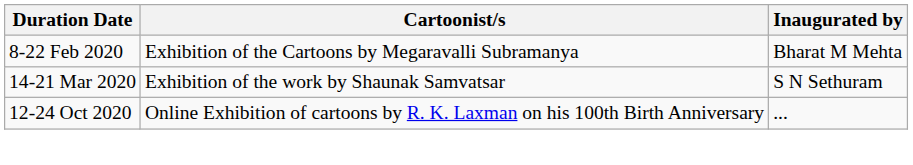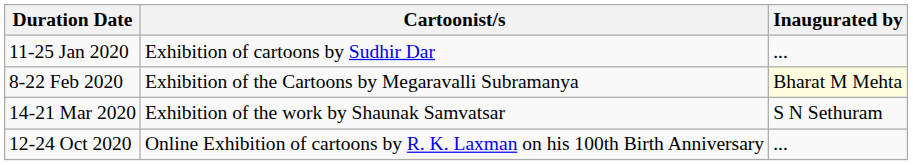+ row: (69, 50)
(838, 50) no background -> (838, 81) lightyellow background
